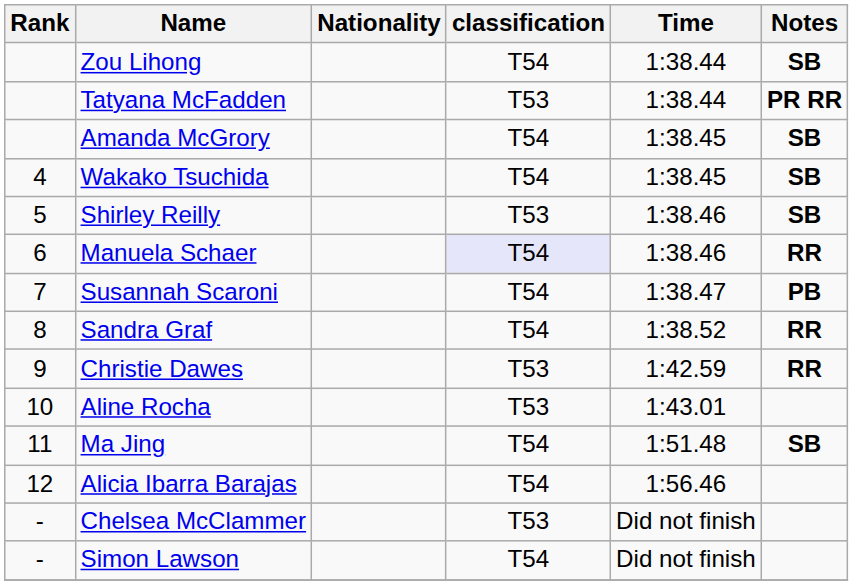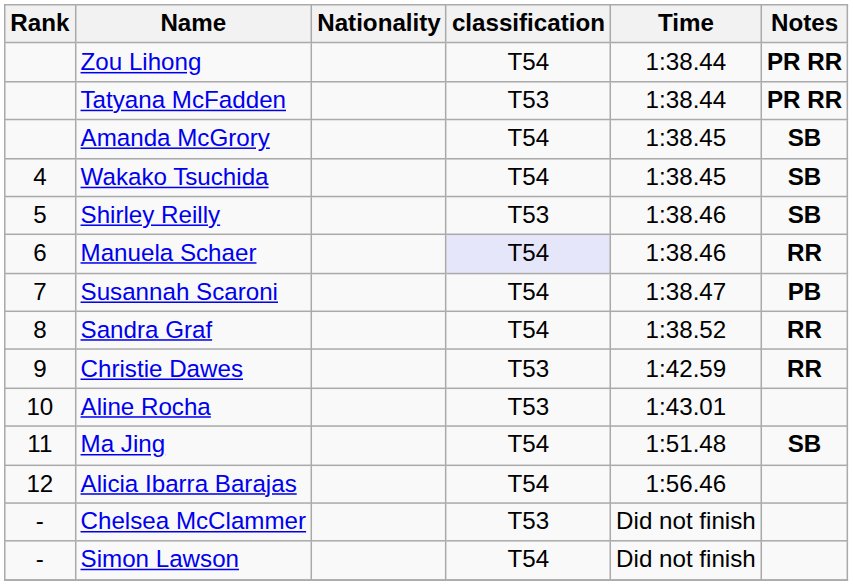(805, 61) SB -> (805, 61) PR RR
